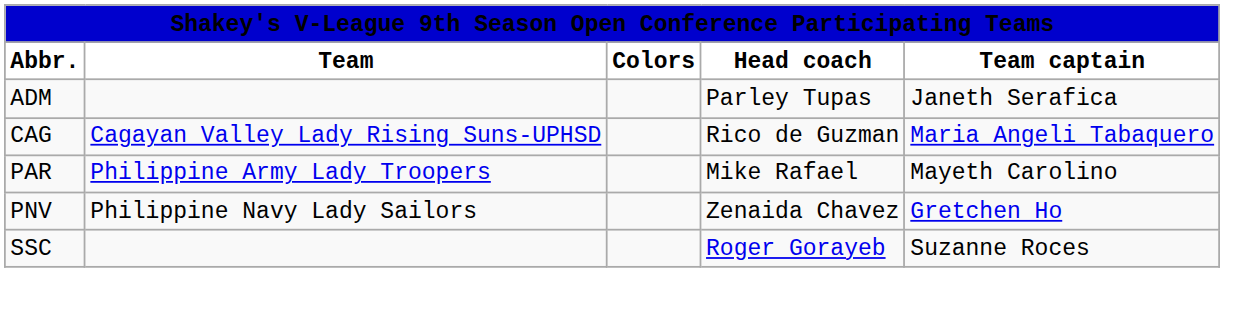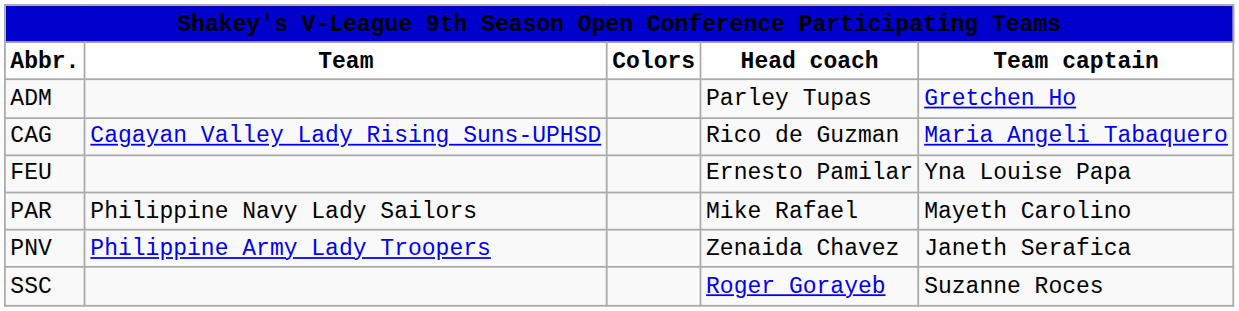(1014, 99) Janeth Serafica -> (1000, 99) Gretchen Ho
+ row: (31, 174)
(291, 174) Philippine Army Lady Troopers -> (284, 211) Philippine Navy Lady Sailors
(284, 211) Philippine Navy Lady Sailors -> (291, 249) Philippine Army Lady Troopers
(986, 211) Gretchen Ho -> (1028, 249) Janeth Serafica
